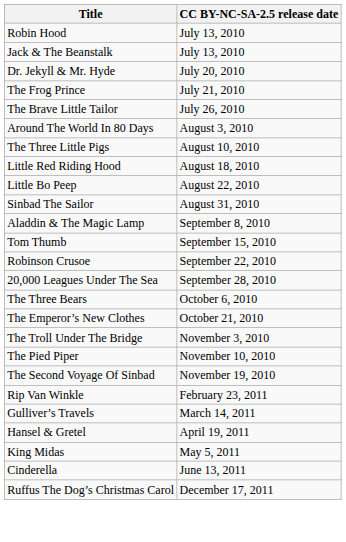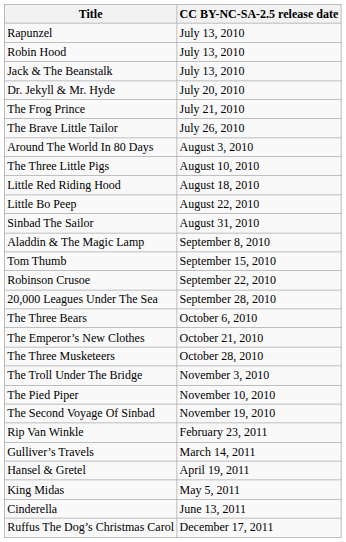+ row: (30, 33)
+ row: (61, 356)
